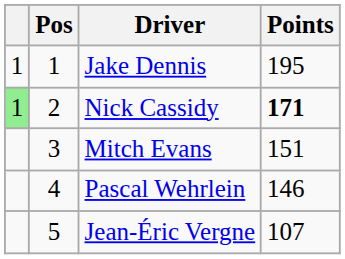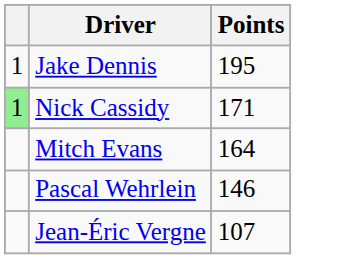- column: (54, 24)
(286, 107) bold -> (236, 107) normal
(286, 148) 151 -> (236, 148) 164
